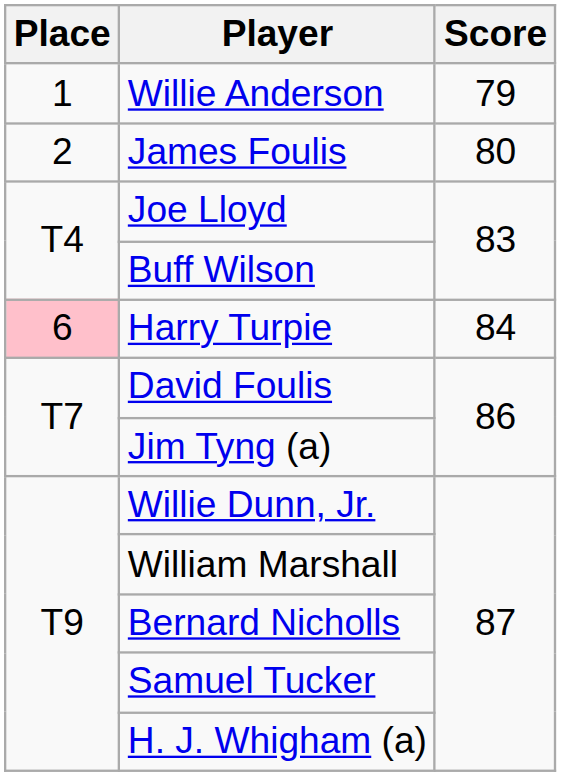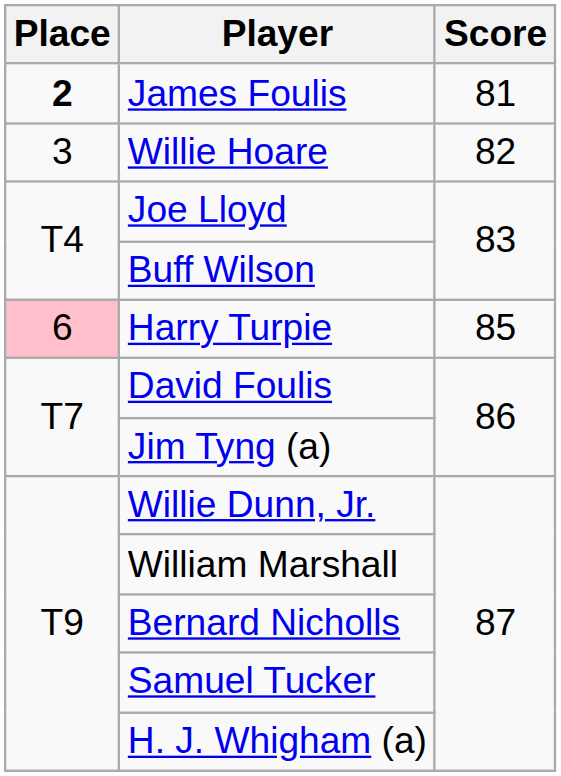- row: (256, 92)
(62, 151) normal -> (62, 92) bold
(496, 151) 80 -> (496, 92) 81
+ row: (228, 151)
(496, 328) 84 -> (496, 328) 85
